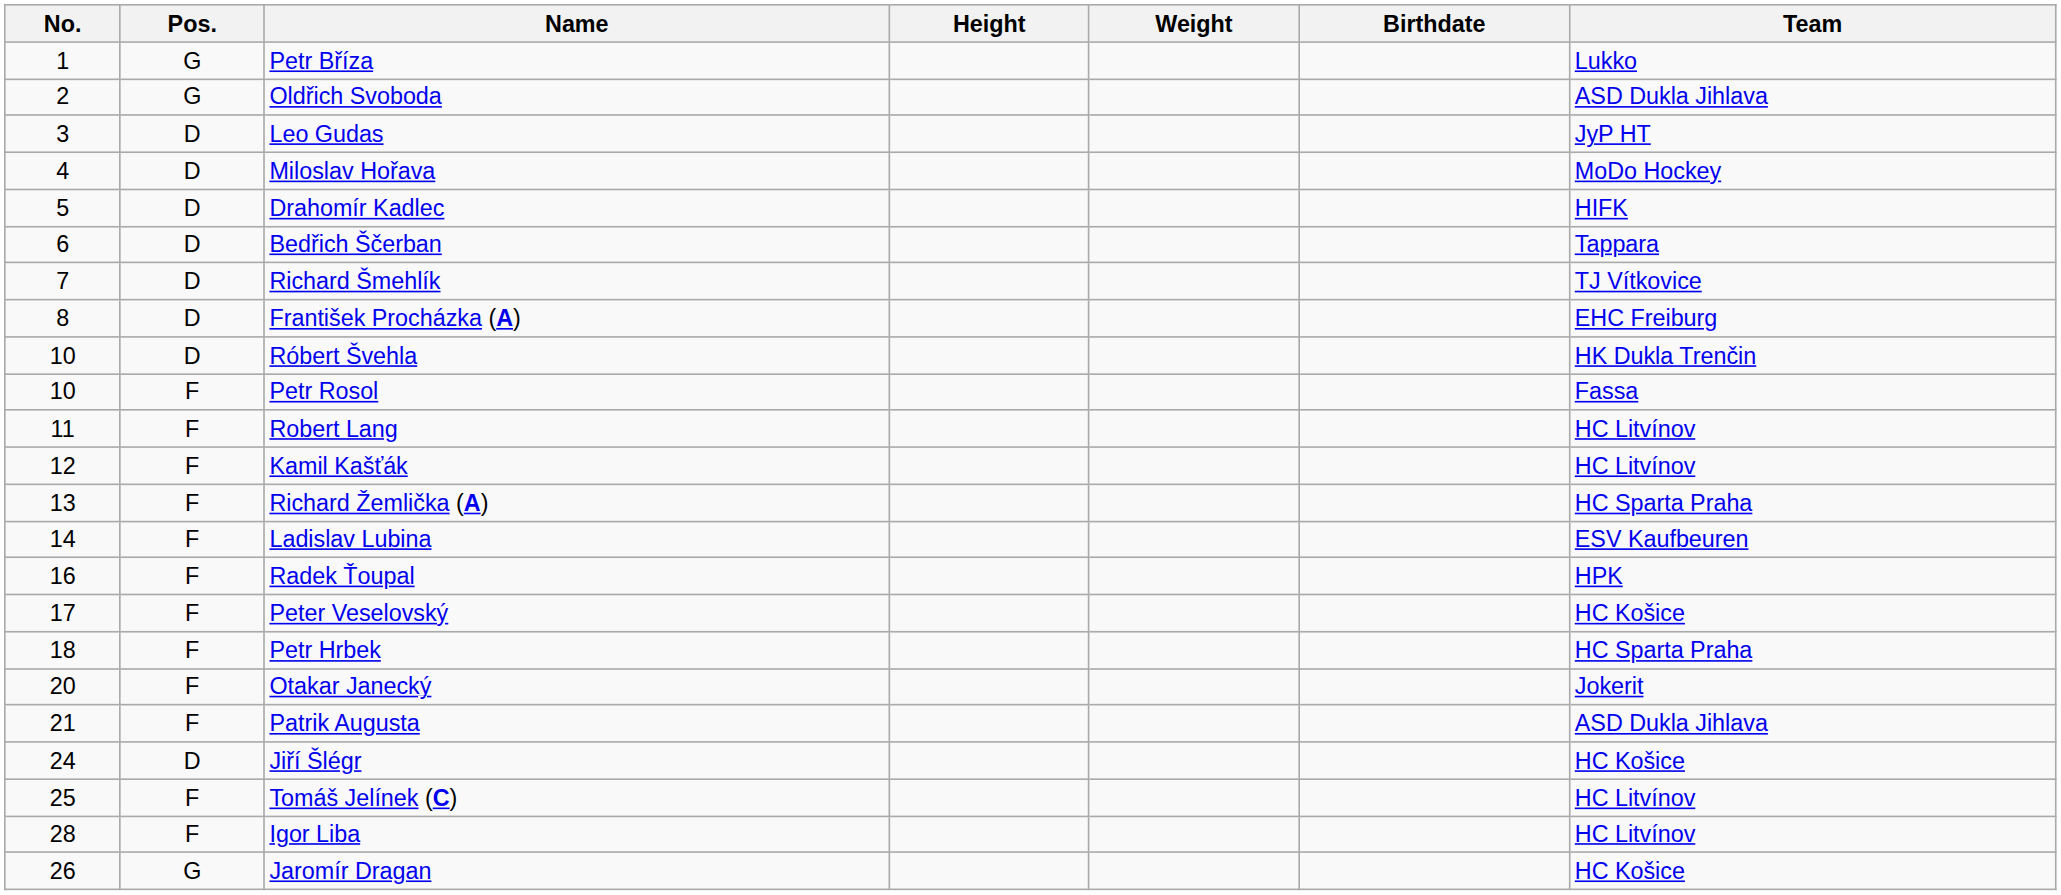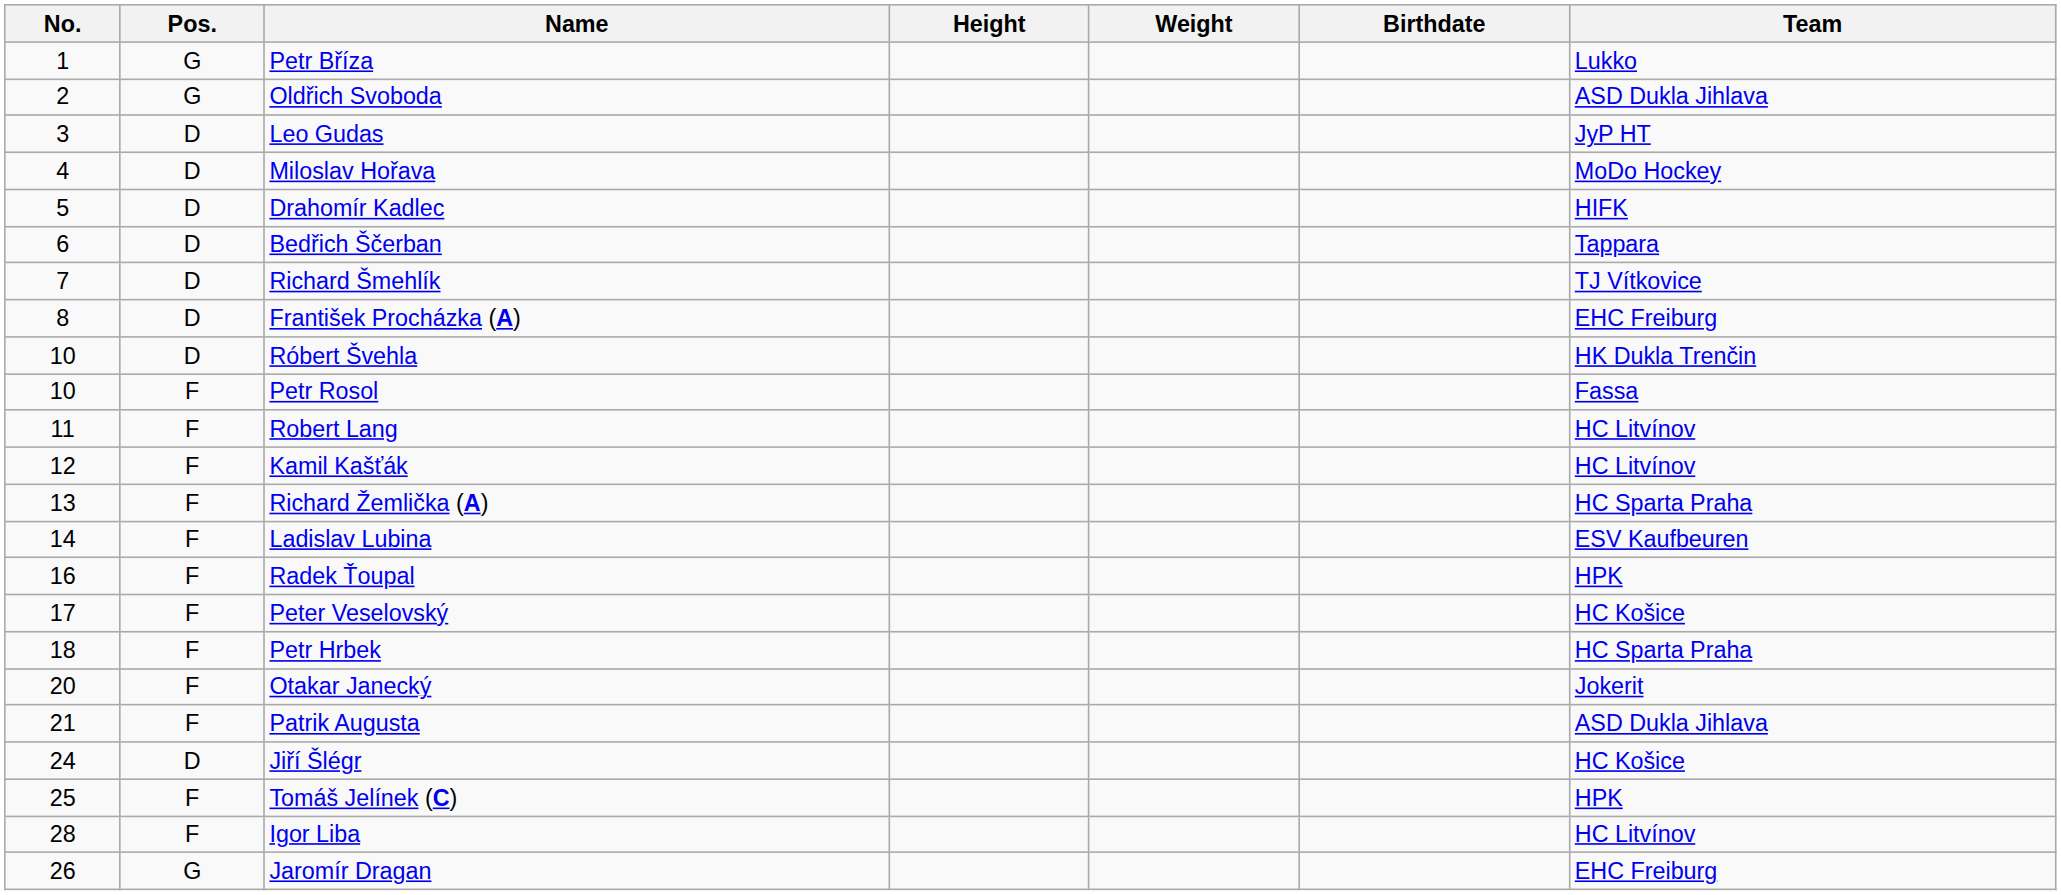(1635, 798) HC Litvínov -> (1599, 798) HPK
(1630, 871) HC Košice -> (1646, 871) EHC Freiburg
